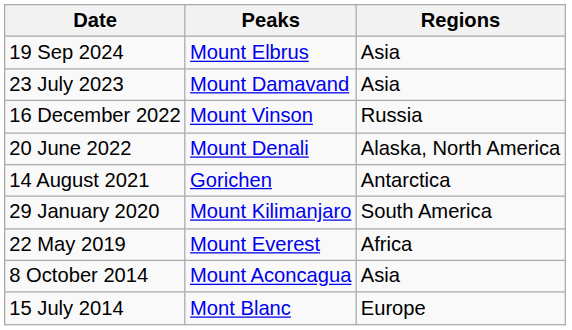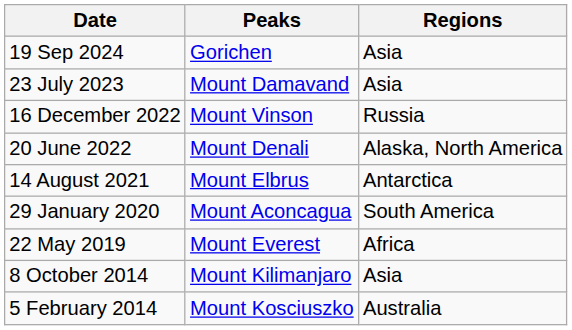(249, 52) Mount Elbrus -> (231, 52) Gorichen
(231, 180) Gorichen -> (249, 180) Mount Elbrus
(271, 212) Mount Kilimanjaro -> (271, 212) Mount Aconcagua
(271, 276) Mount Aconcagua -> (271, 276) Mount Kilimanjaro
- row: (66, 308)
+ row: (83, 308)
